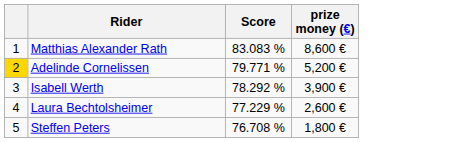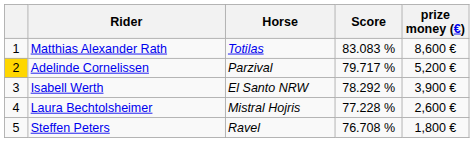+ column: (280, 22)
(258, 68) 79.771 % -> (369, 68) 79.717 %
(258, 108) 77.229 % -> (369, 108) 77.228 %
